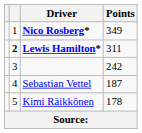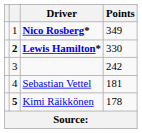(114, 48) 311 -> (114, 48) 330
(114, 83) 187 -> (114, 83) 181
(15, 101) normal -> (15, 101) bold
